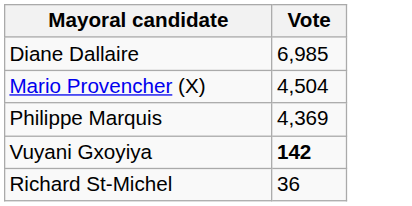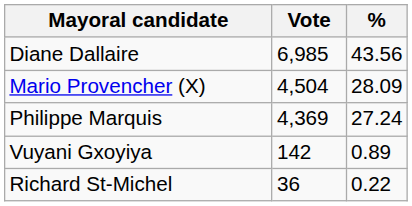+ column: (377, 20)
(294, 151) bold -> (294, 151) normal
